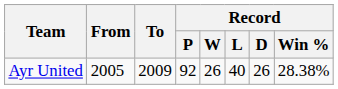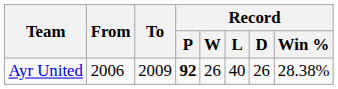(107, 71) 2005 -> (107, 71) 2006
(188, 71) normal -> (188, 71) bold
